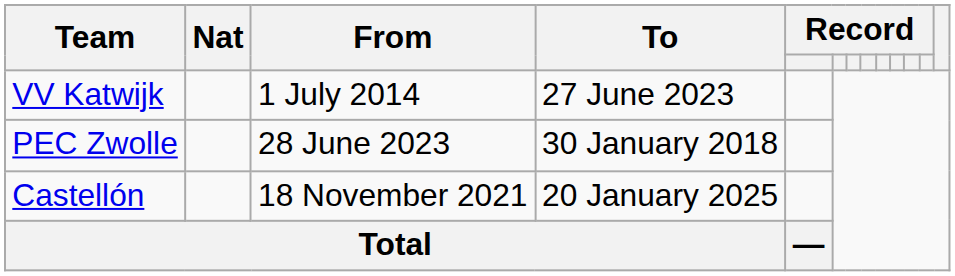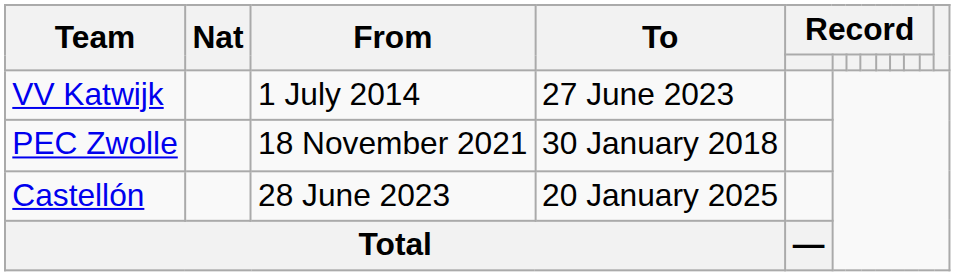(354, 144) 28 June 2023 -> (393, 144) 18 November 2021
(393, 194) 18 November 2021 -> (354, 194) 28 June 2023
